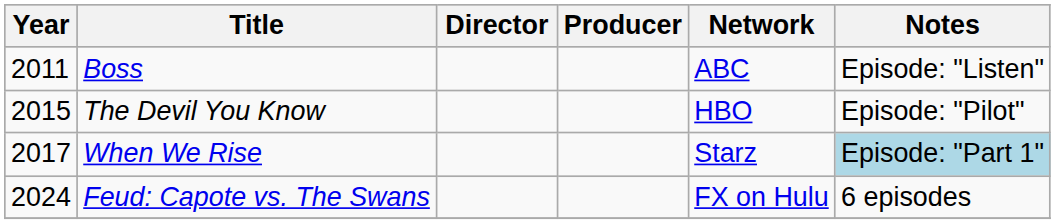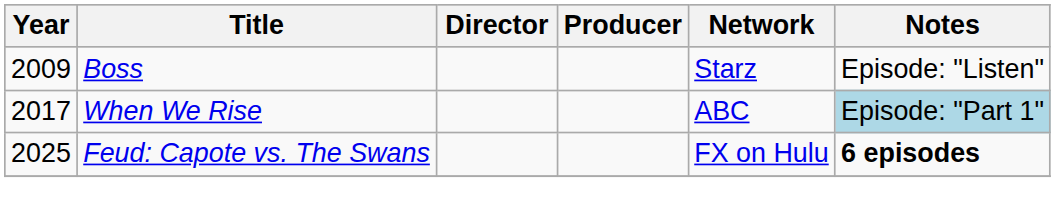(40, 68) 2011 -> (41, 68) 2009
(722, 68) ABC -> (726, 68) Starz
- row: (204, 111)
(726, 153) Starz -> (722, 111) ABC
(41, 196) 2024 -> (41, 153) 2025
(906, 196) normal -> (911, 153) bold
